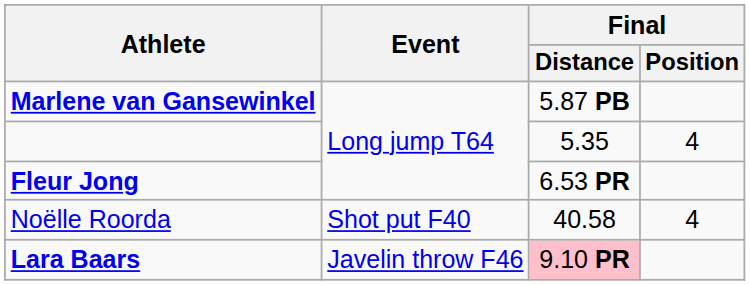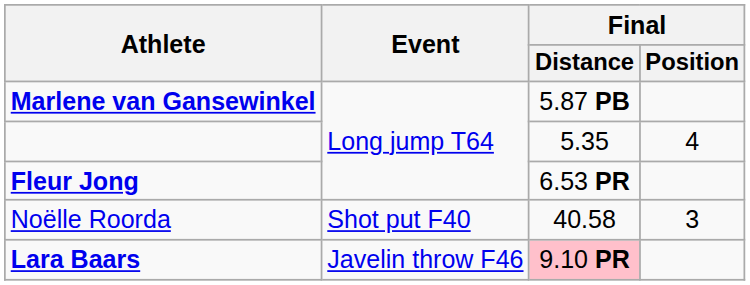(692, 221) 4 -> (692, 221) 3
